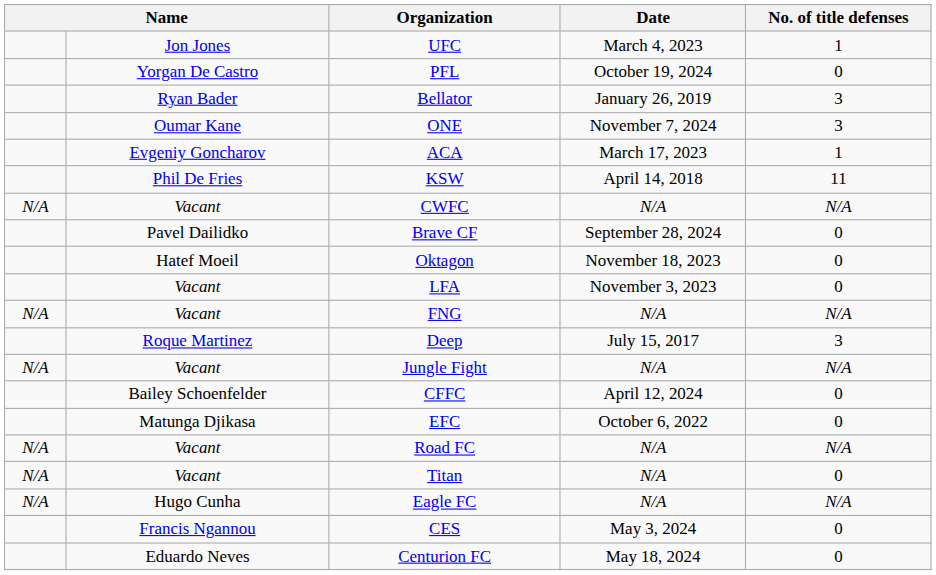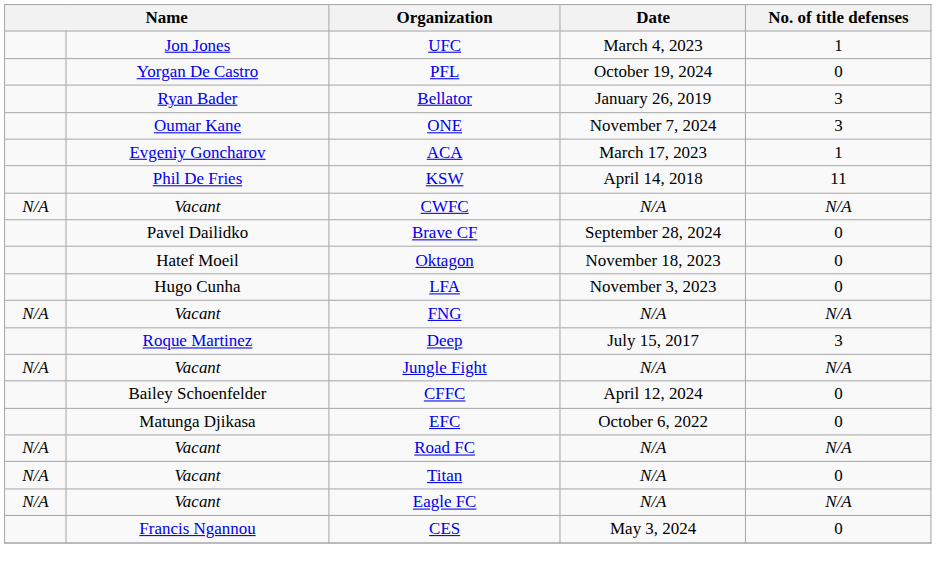(197, 286) Vacant -> (197, 286) Hugo Cunha
(197, 502) Hugo Cunha -> (197, 502) Vacant
- row: (445, 555)
